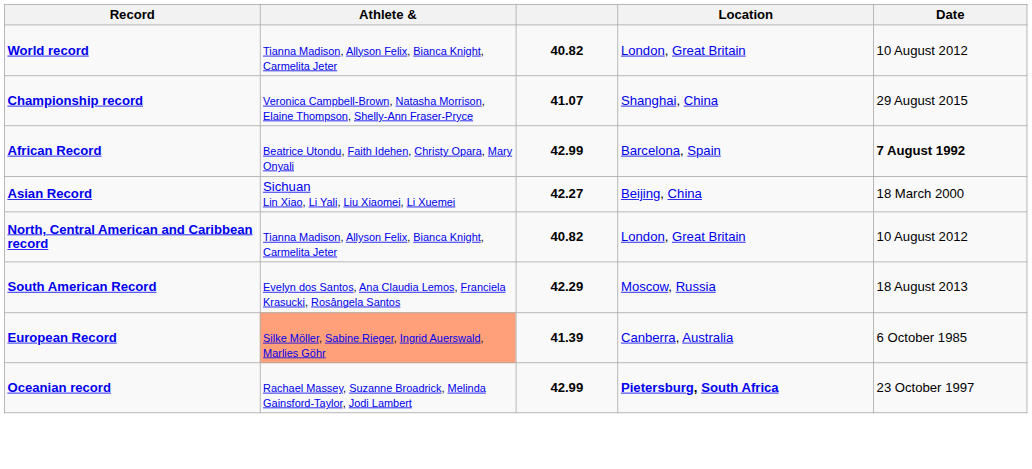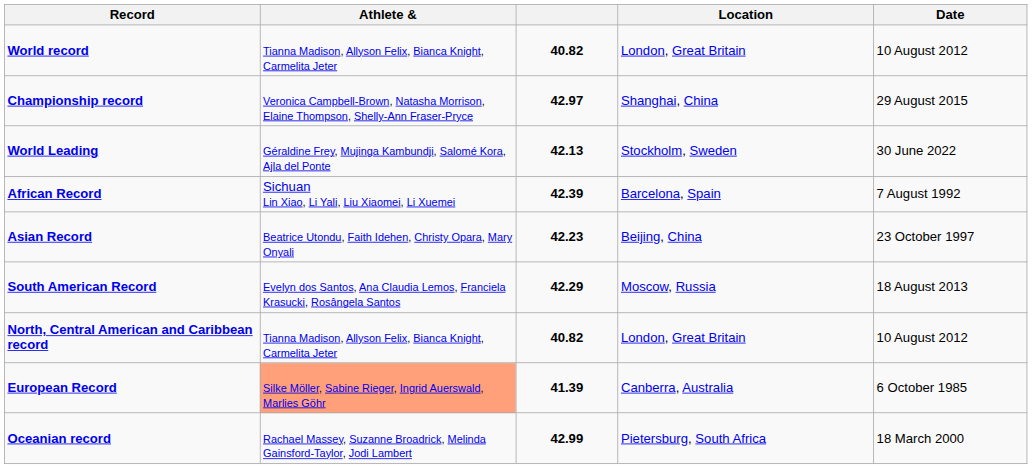(567, 100) 41.07 -> (567, 100) 42.97
+ row: (53, 151)
(388, 159) Beatrice Utondu, Faith Idehen, Christy Opara, Mary Onyali -> (359, 194) Sichuan Lin Xiao, Li Yali, Liu Xiaomei, Li Xuemei
(567, 151) 42.99 -> (567, 194) 42.39
(921, 151) bold -> (919, 194) normal
(359, 194) Sichuan Lin Xiao, Li Yali, Liu Xiaomei, Li Xuemei -> (388, 245) Beatrice Utondu, Faith Idehen, Christy Opara, Mary Onyali
(567, 194) 42.27 -> (567, 237) 42.23
(920, 194) 18 March 2000 -> (925, 237) 23 October 1997
rows swapped: (130, 237) <-> (82, 287)
(700, 388) bold -> (694, 438) normal
(925, 388) 23 October 1997 -> (920, 438) 18 March 2000
